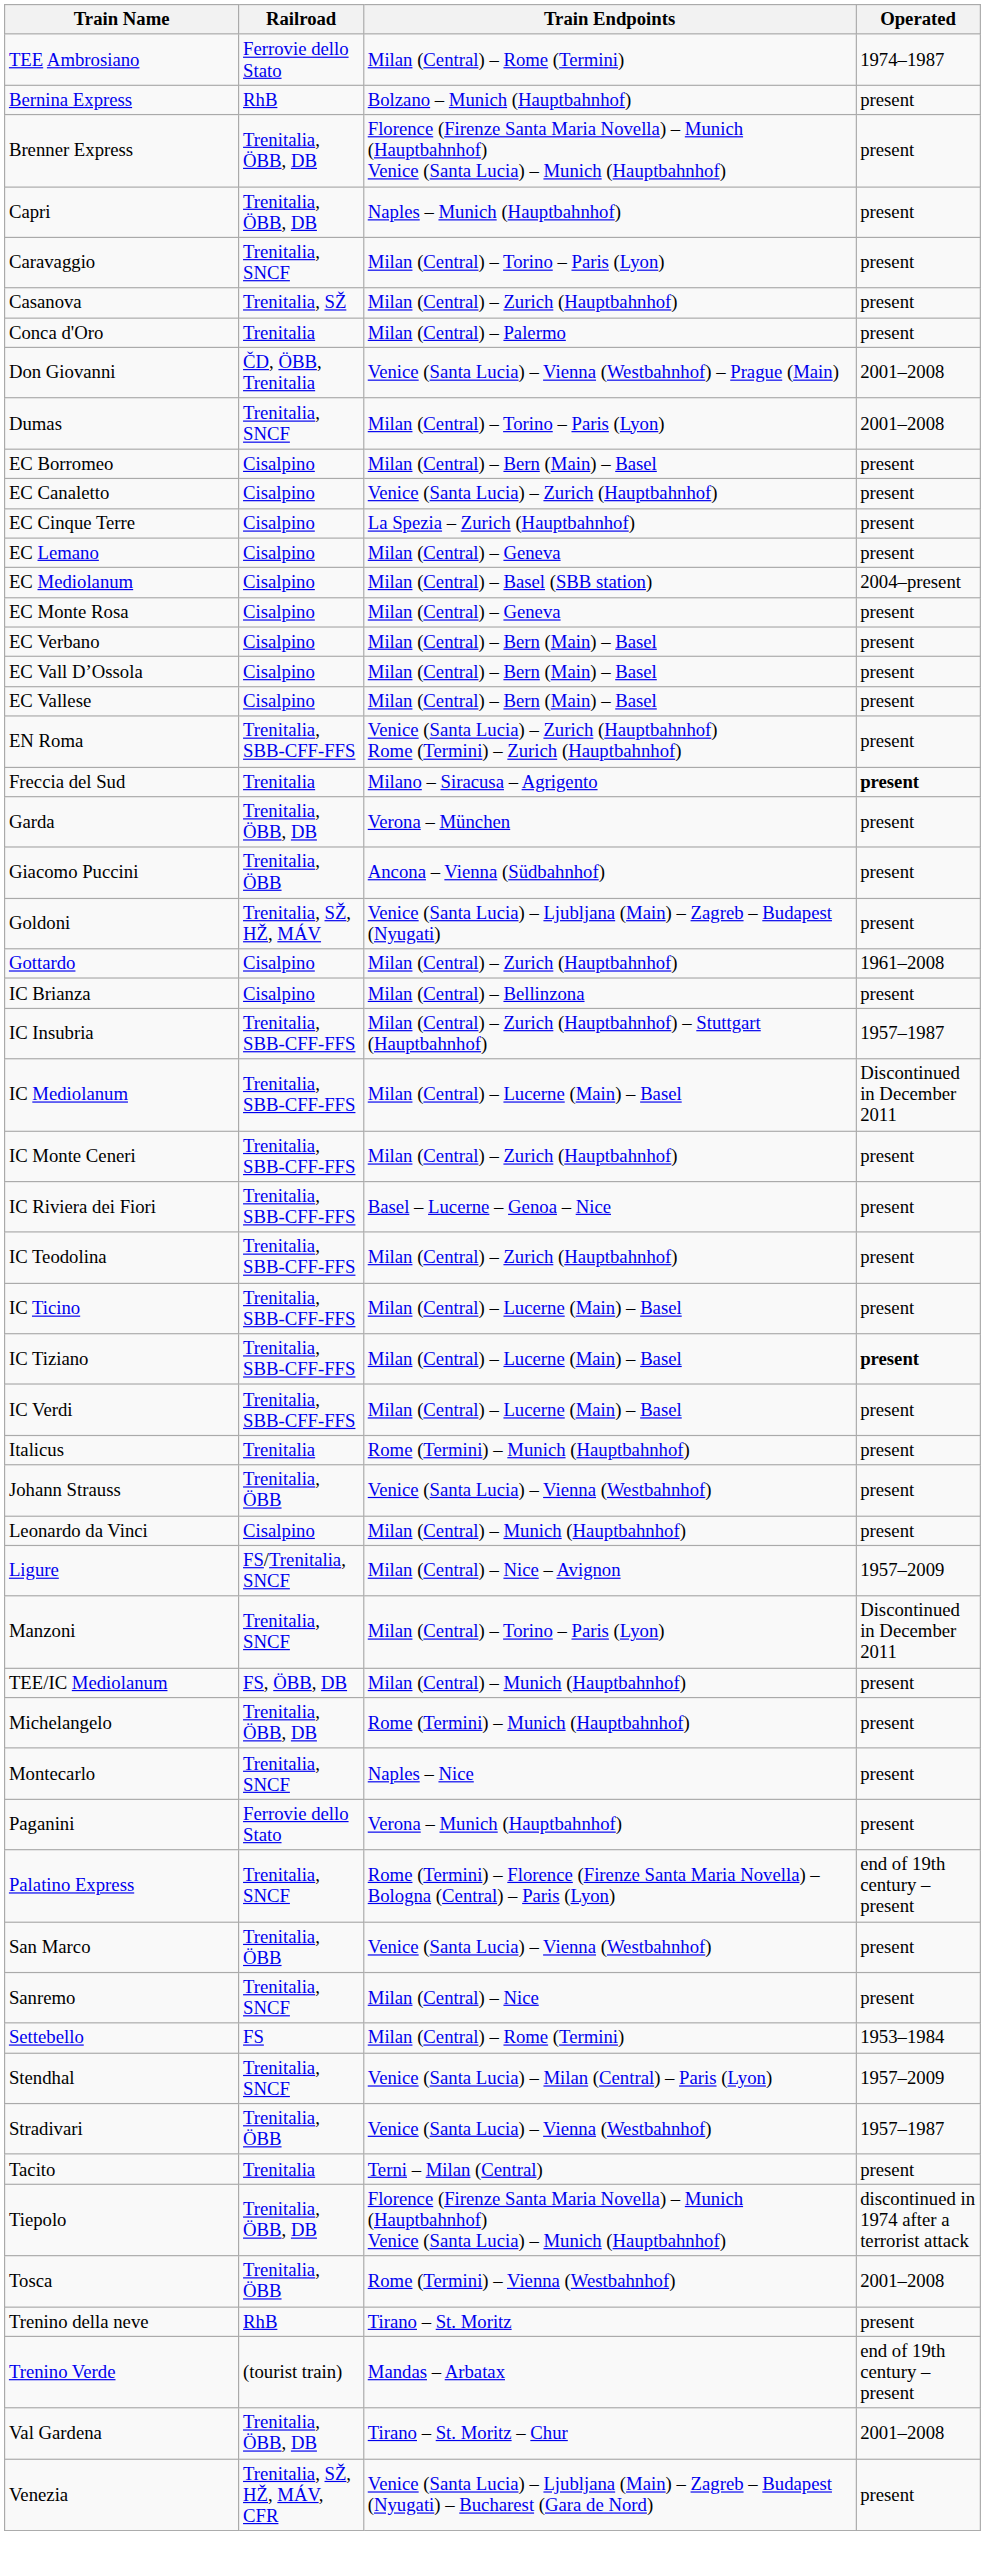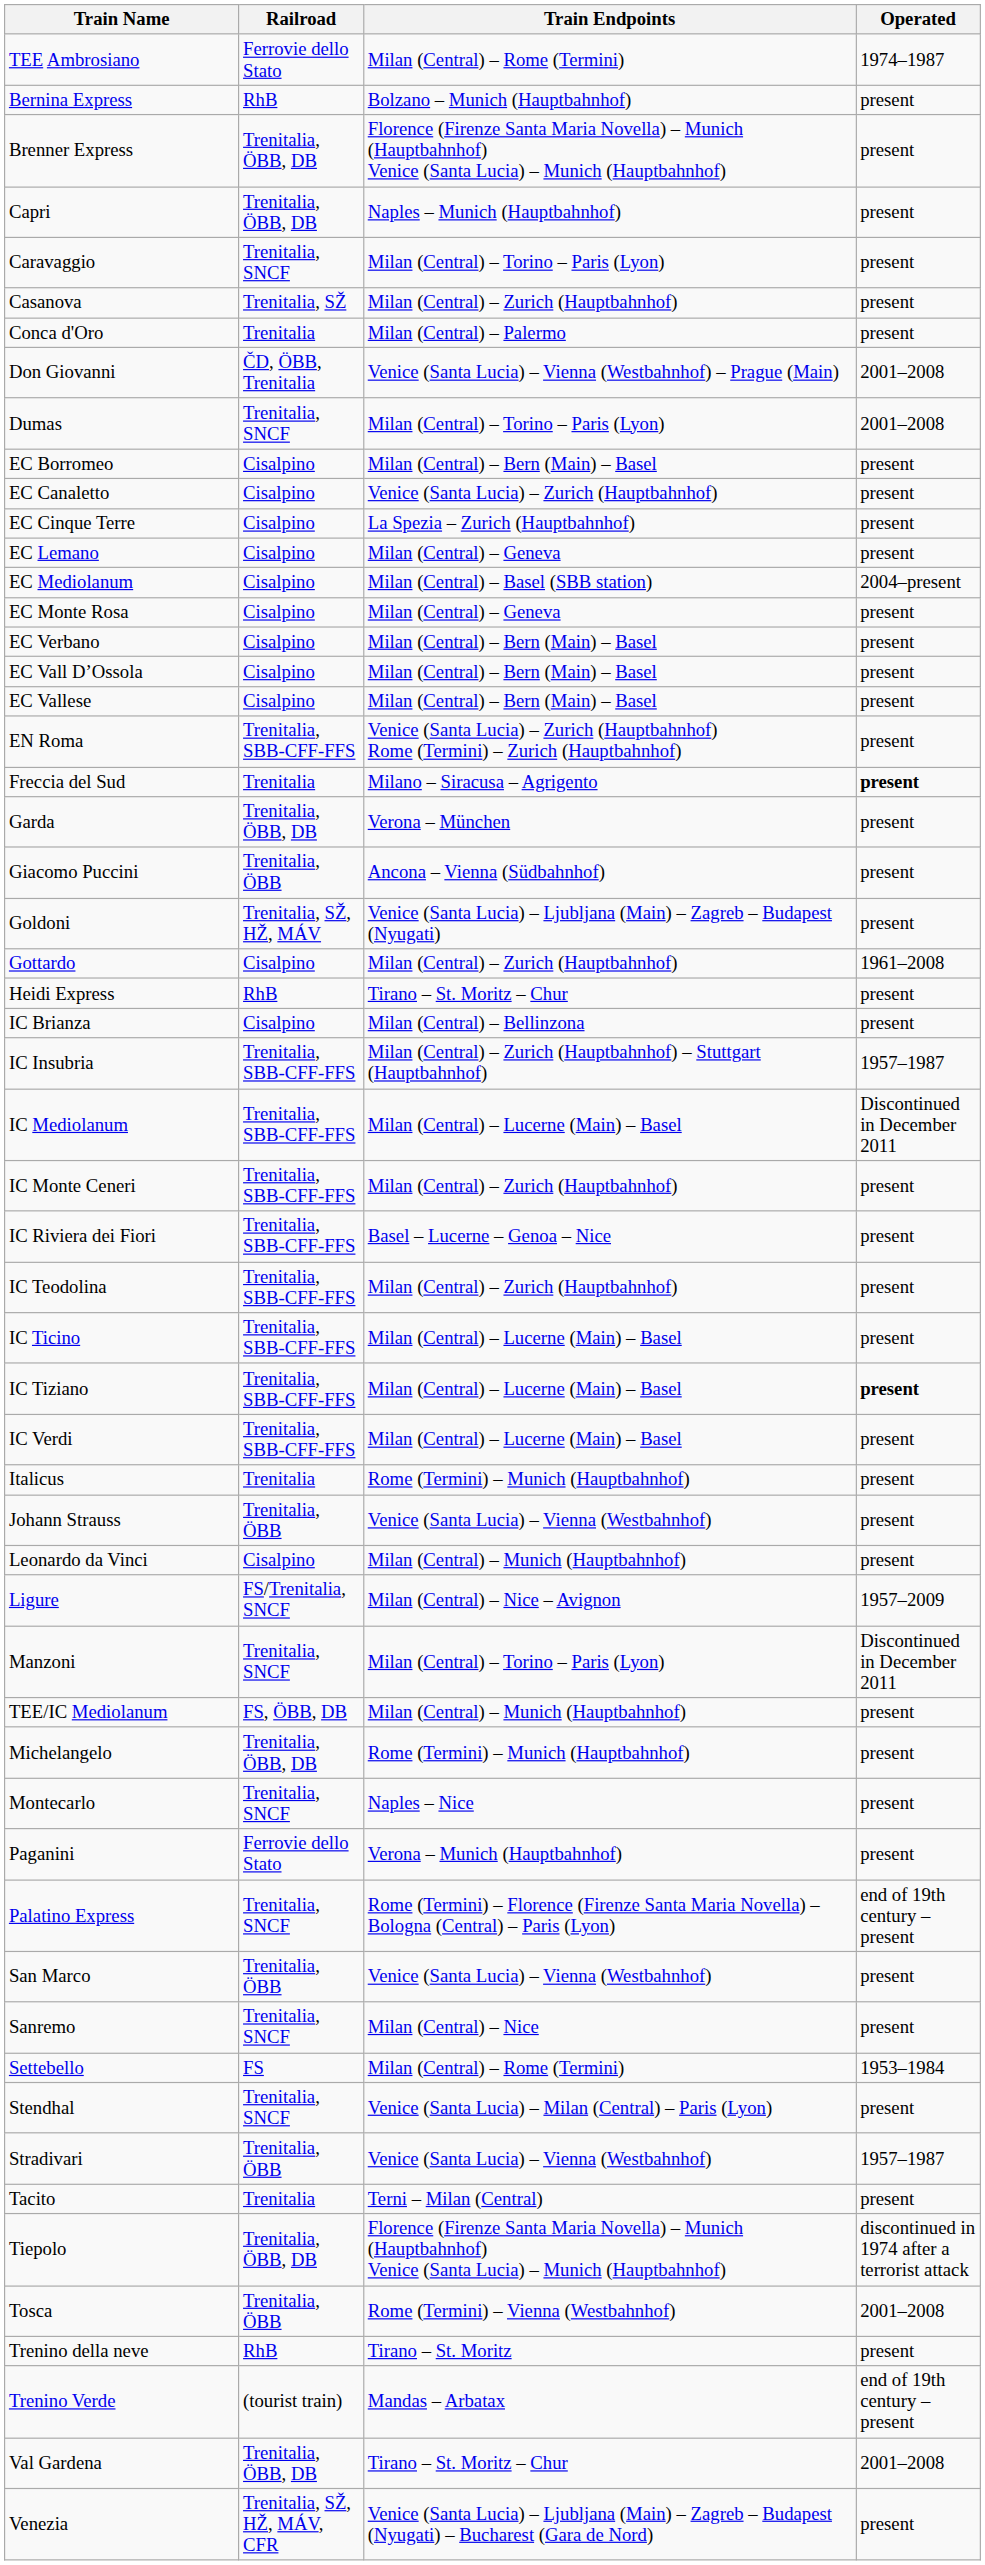+ row: (62, 993)
(902, 2078) 1957–2009 -> (887, 2107) present
